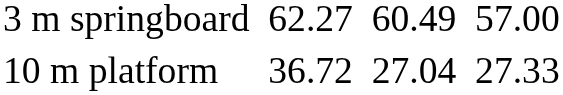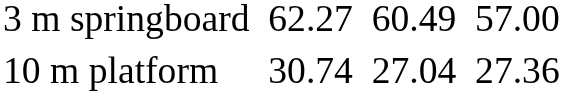(311, 70) 36.72 -> (311, 70) 30.74
(517, 70) 27.33 -> (517, 70) 27.36
